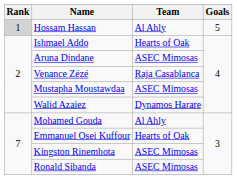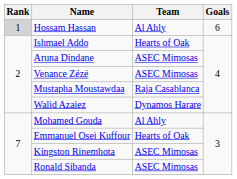(217, 27) 5 -> (217, 27) 6
(167, 74) Raja Casablanca -> (166, 74) ASEC Mimosas
(166, 89) ASEC Mimosas -> (167, 89) Raja Casablanca
